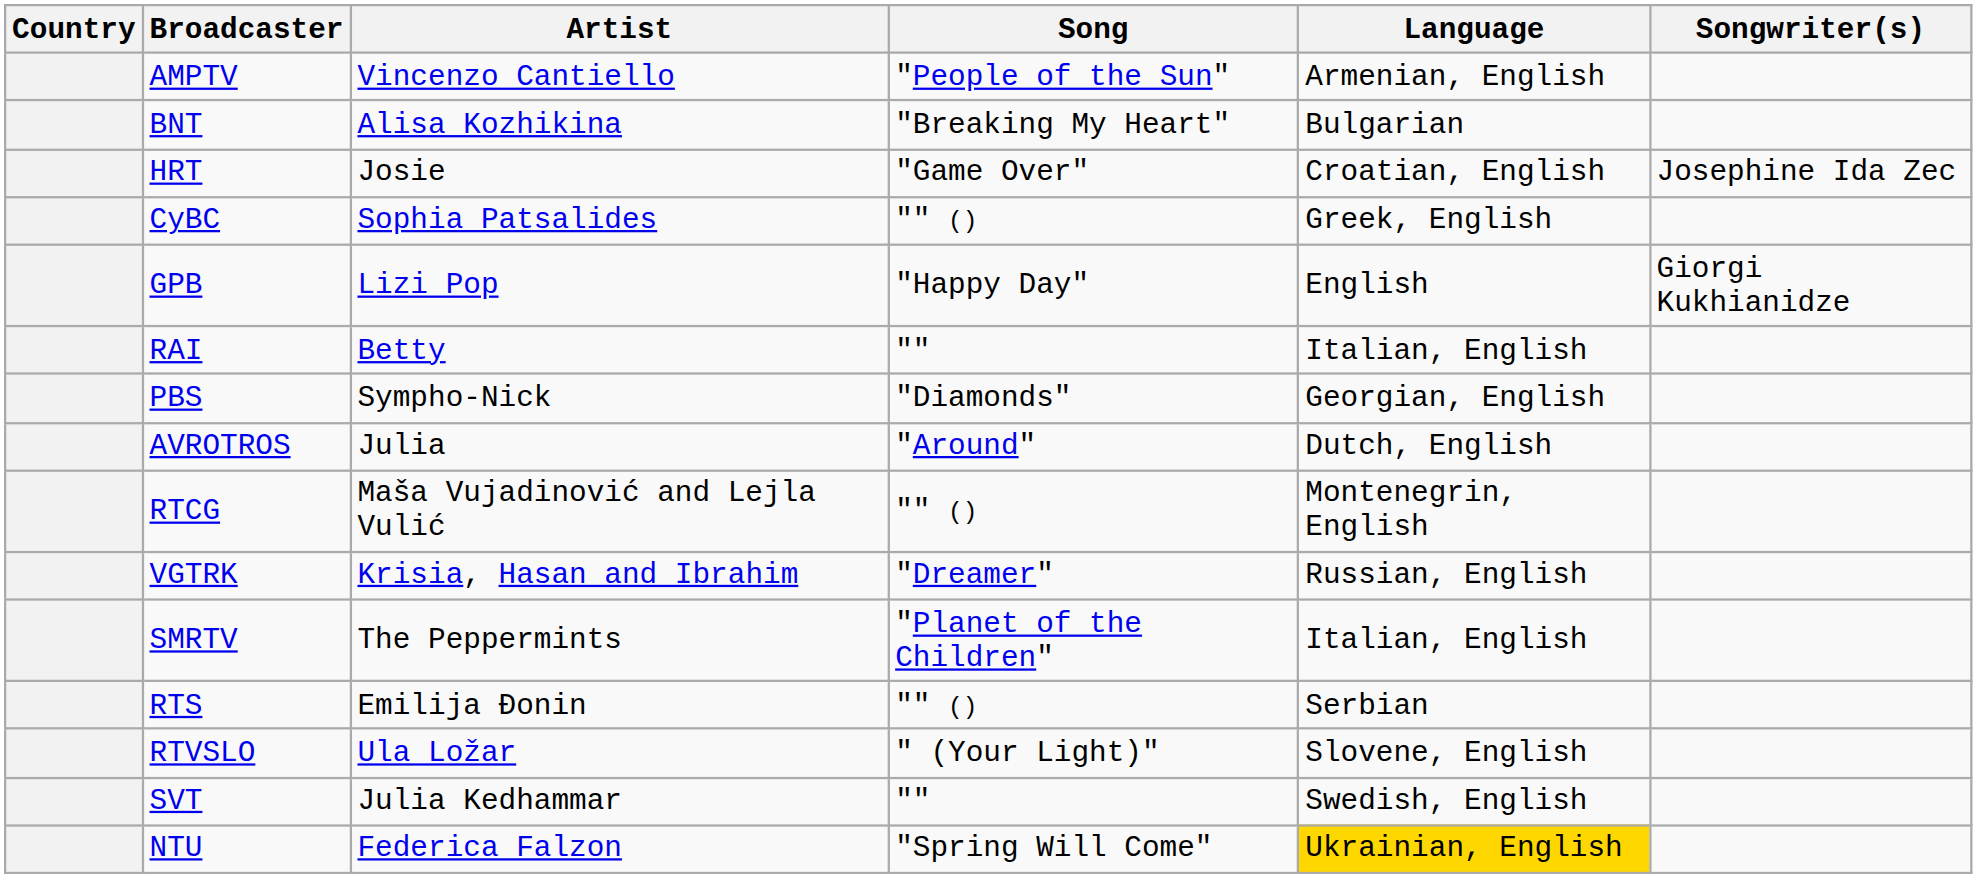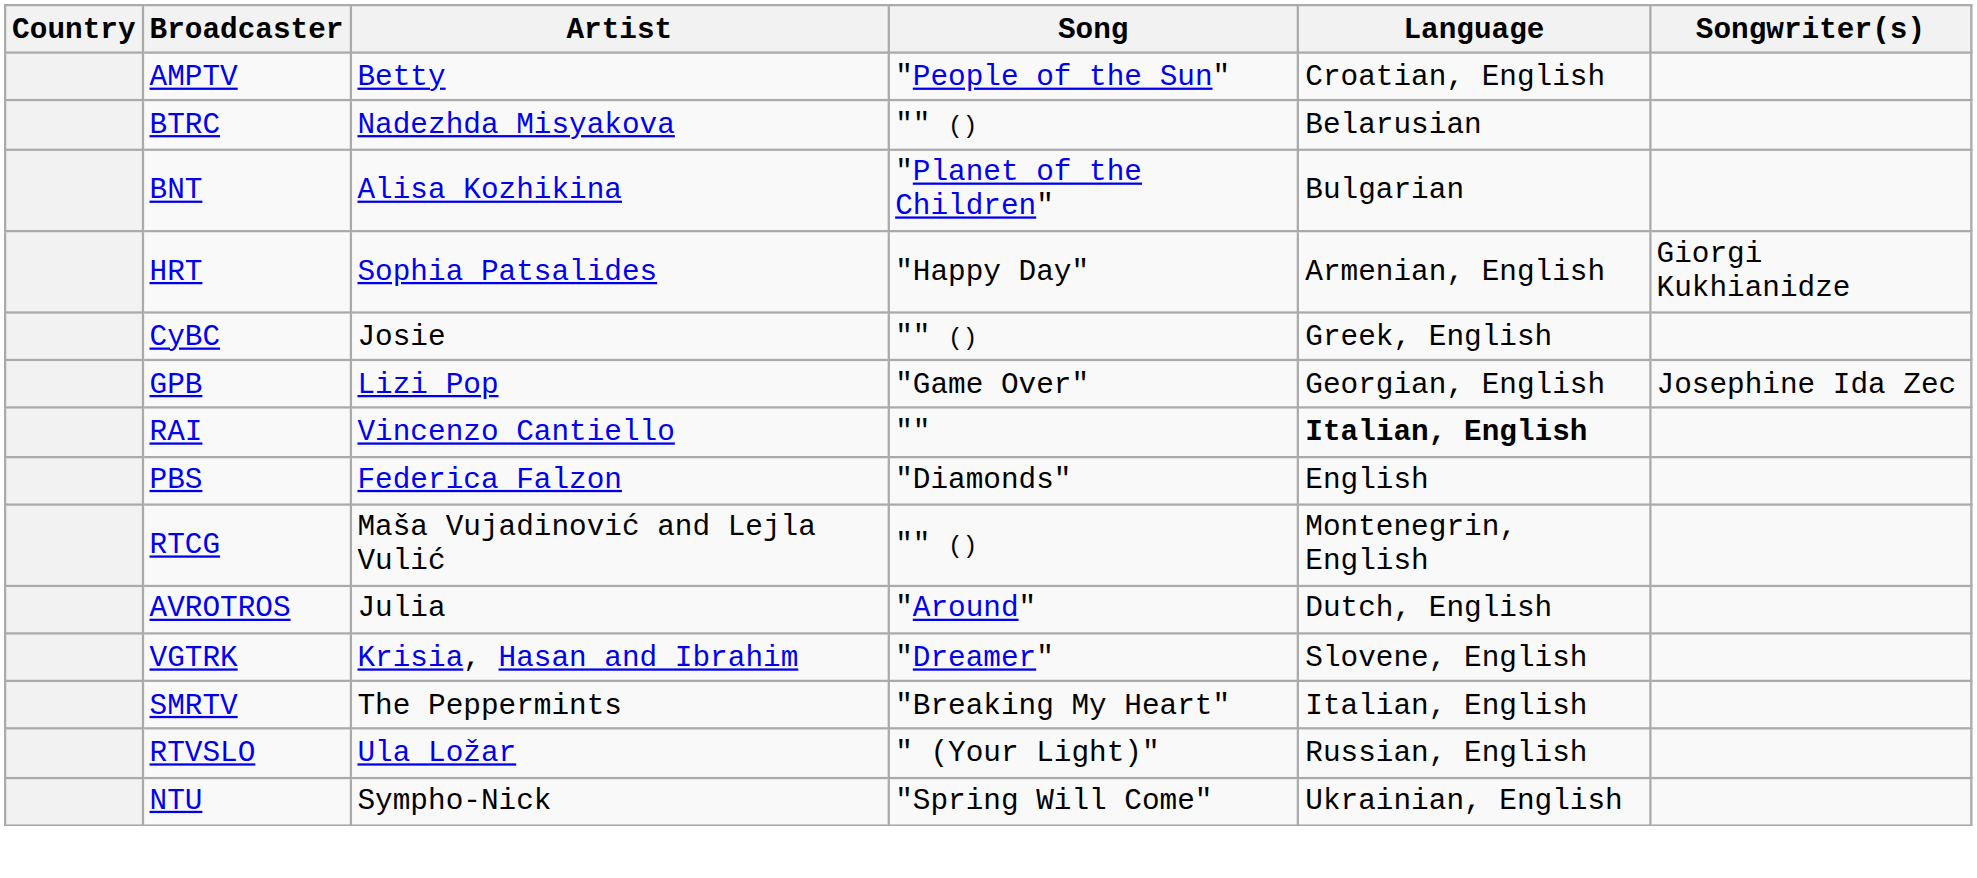(516, 77) Vincenzo Cantiello -> (402, 77) Betty
(1455, 77) Armenian, English -> (1455, 77) Croatian, English
+ row: (185, 125)
(1063, 125) "Breaking My Heart" -> (1019, 190) "Planet of the Children"
(402, 173) Josie -> (507, 271) Sophia Patsalides
(992, 173) "Game Over" -> (992, 271) "Happy Day"
(1455, 173) Croatian, English -> (1455, 271) Armenian, English
(1806, 173) Josephine Ida Zec -> (1754, 271) Giorgi Kukhianidze
(507, 221) Sophia Patsalides -> (402, 336) Josie
(992, 285) "Happy Day" -> (992, 384) "Game Over"
(1367, 285) English -> (1455, 384) Georgian, English
(1754, 285) Giorgi Kukhianidze -> (1806, 384) Josephine Ida Zec
(402, 350) Betty -> (516, 432) Vincenzo Cantiello
(1446, 350) normal -> (1446, 432) bold
(454, 398) Sympho-Nick -> (490, 480) Federica Falzon
(1455, 398) Georgian, English -> (1367, 480) English
rows swapped: (185, 511) <-> (220, 446)
(1446, 576) Russian, English -> (1446, 657) Slovene, English
(1019, 641) "Planet of the Children" -> (1063, 705) "Breaking My Heart"
- row: (176, 705)
(1446, 753) Slovene, English -> (1446, 753) Russian, English
- row: (176, 801)
(490, 849) Federica Falzon -> (454, 801) Sympho-Nick
(1464, 849) gold background -> (1464, 801) no background
